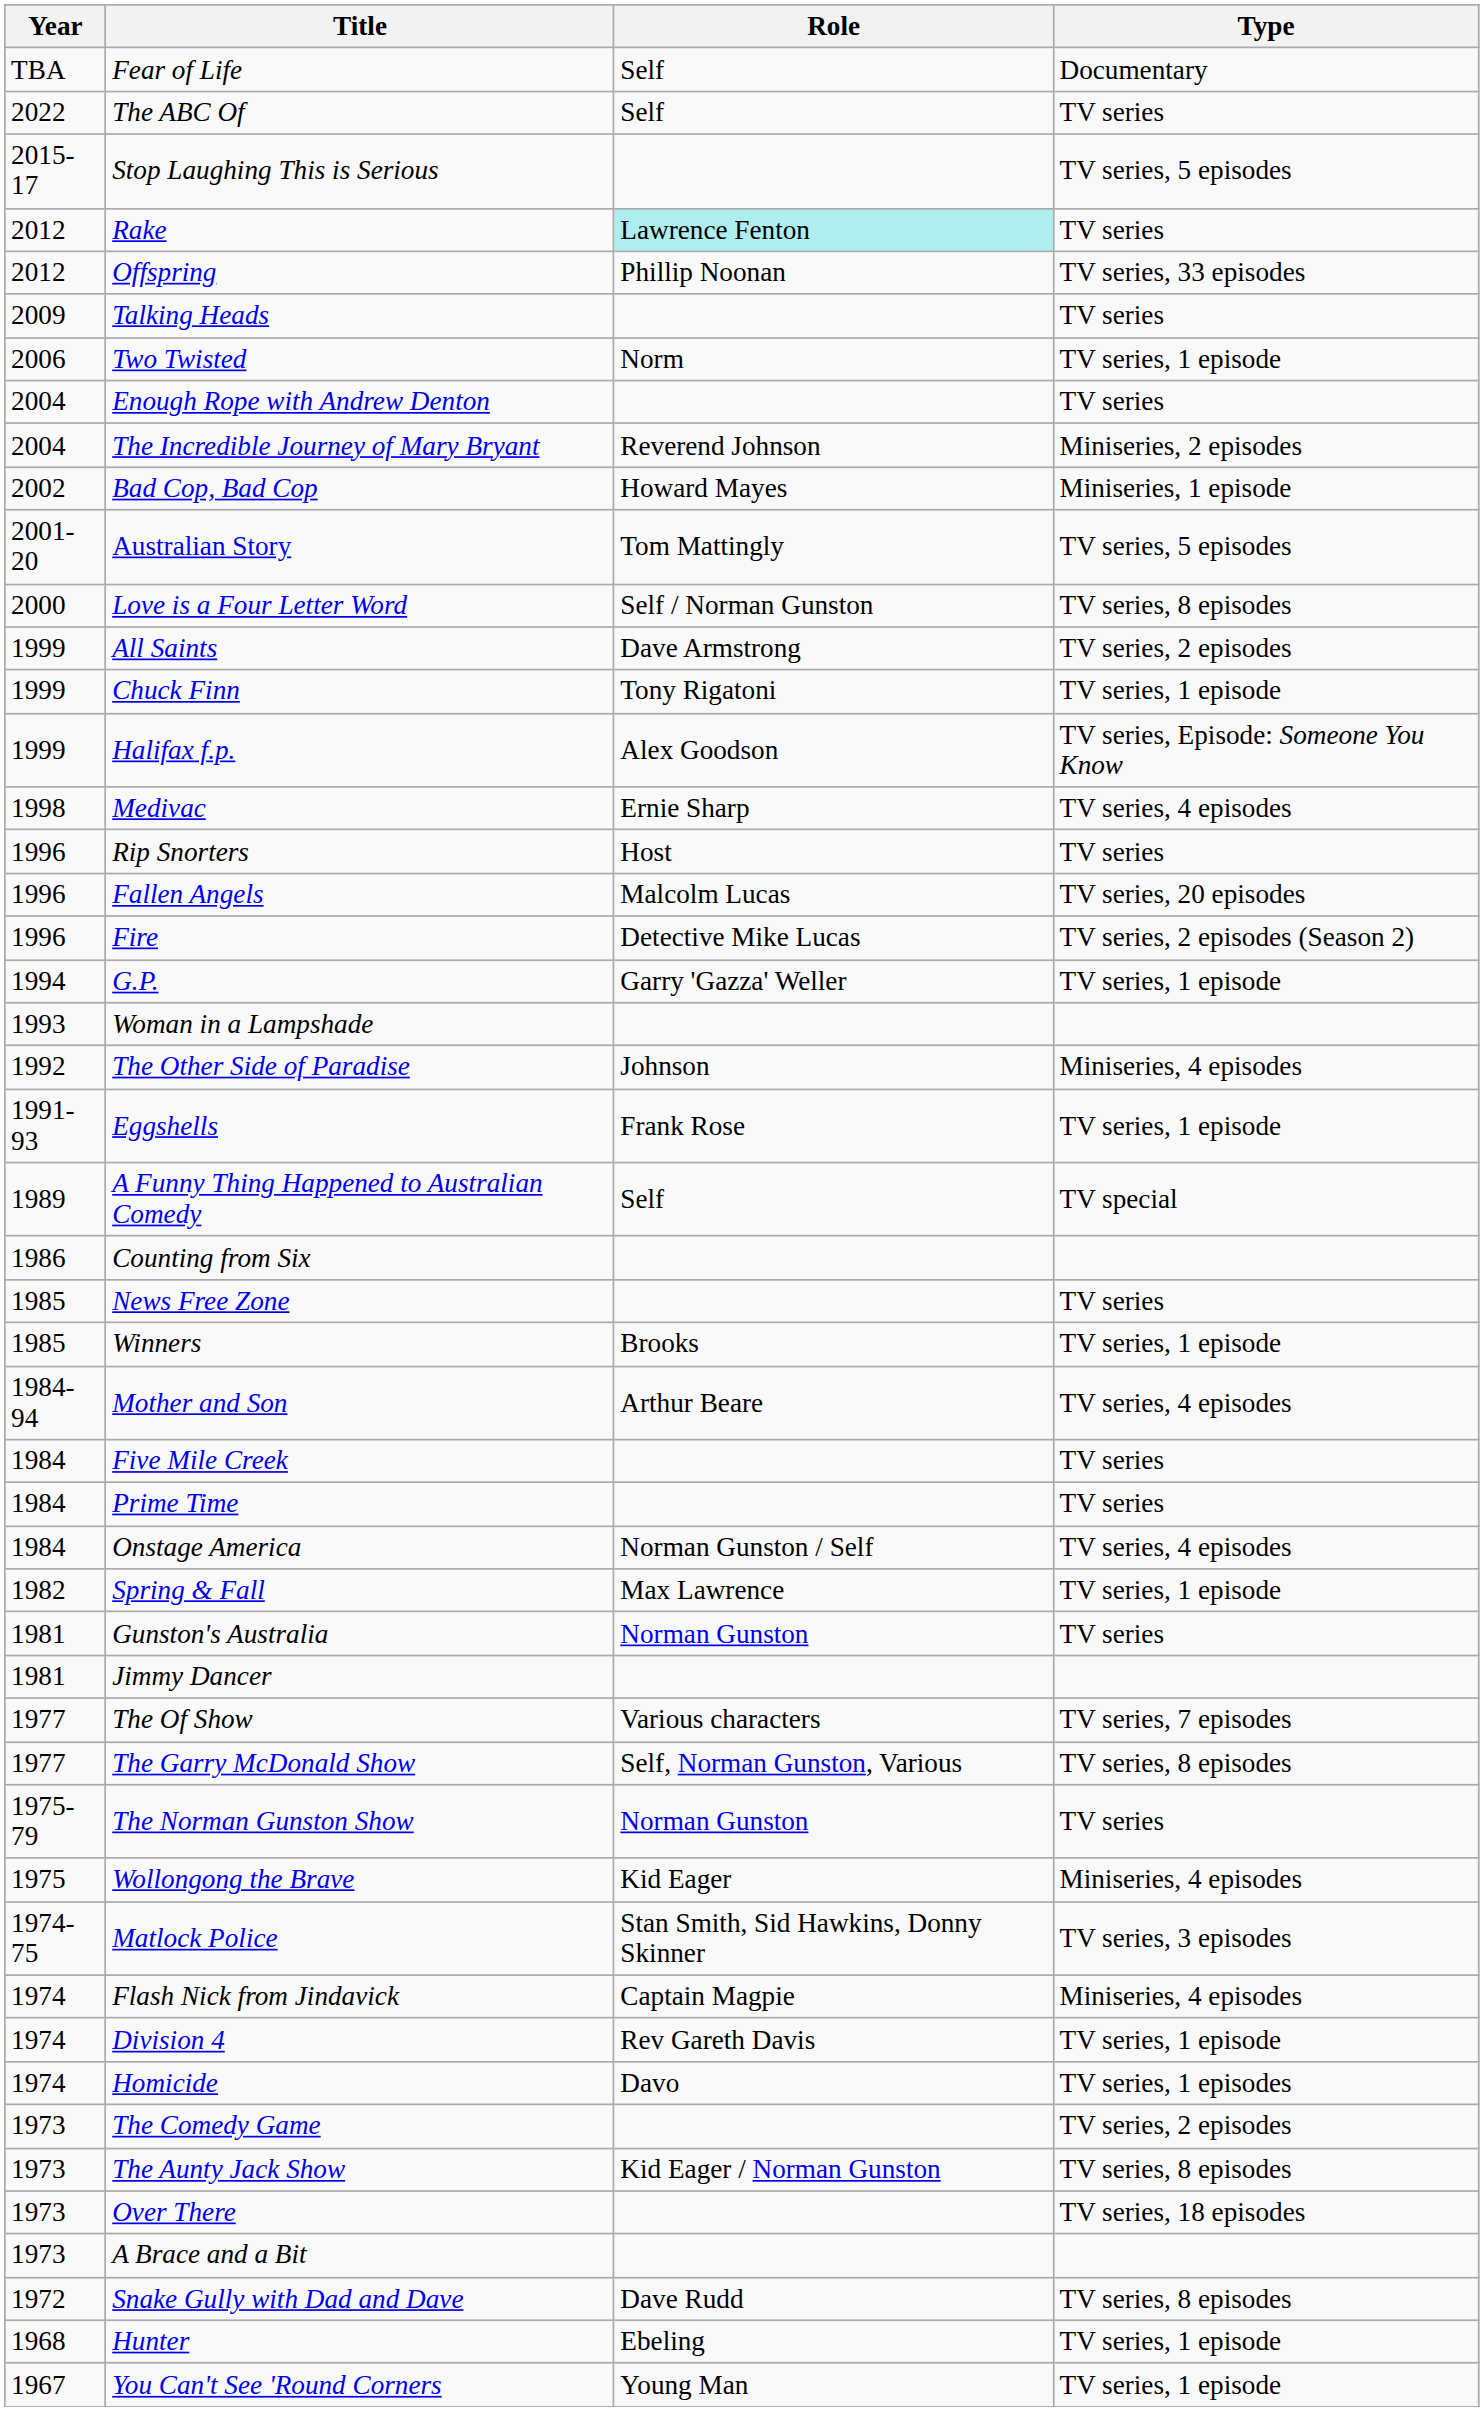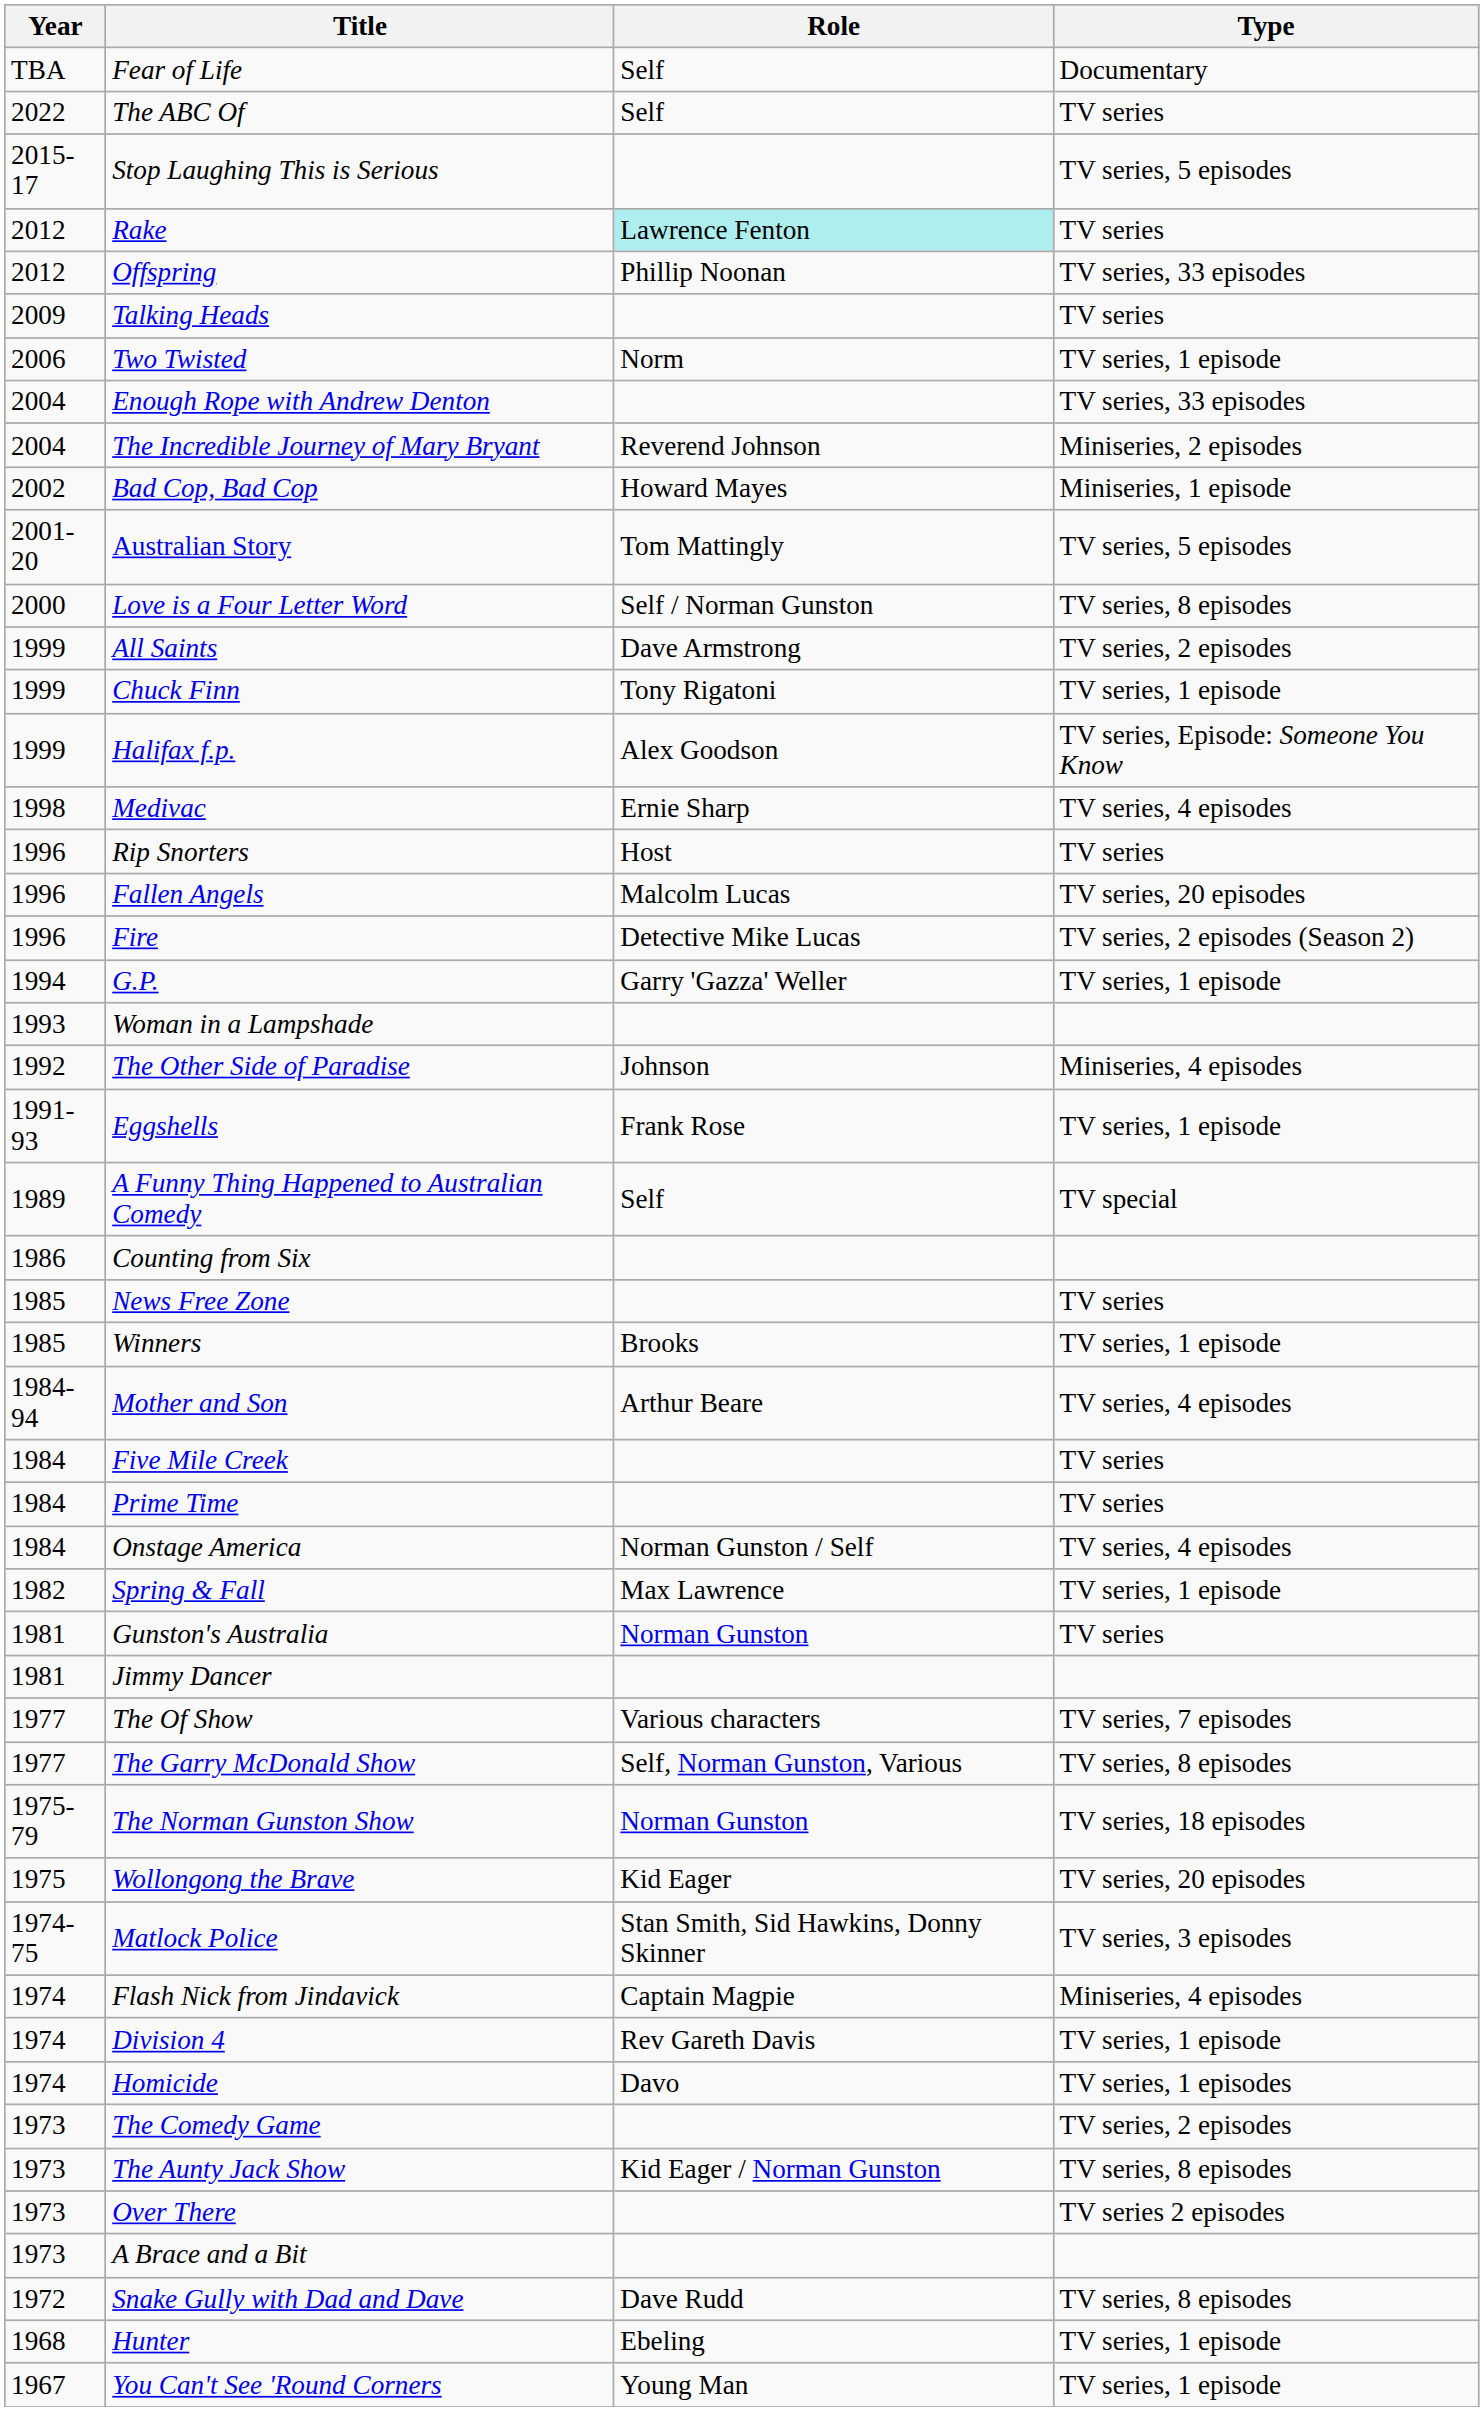(1112, 401) TV series -> (1182, 401) TV series, 33 episodes
(1112, 1821) TV series -> (1182, 1821) TV series, 18 episodes
(1181, 1879) Miniseries, 4 episodes -> (1182, 1879) TV series, 20 episodes
(1182, 2212) TV series, 18 episodes -> (1172, 2212) TV series 2 episodes
